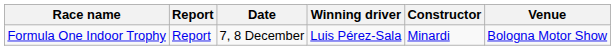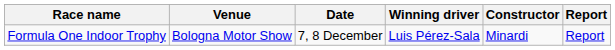columns swapped: (547, 15) <-> (193, 15)
